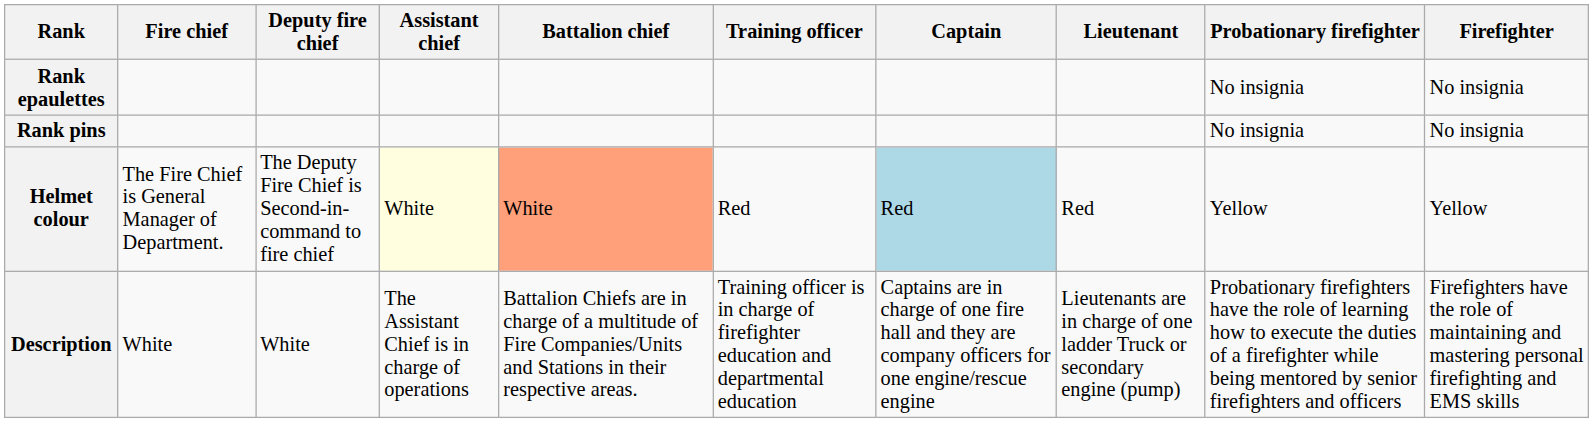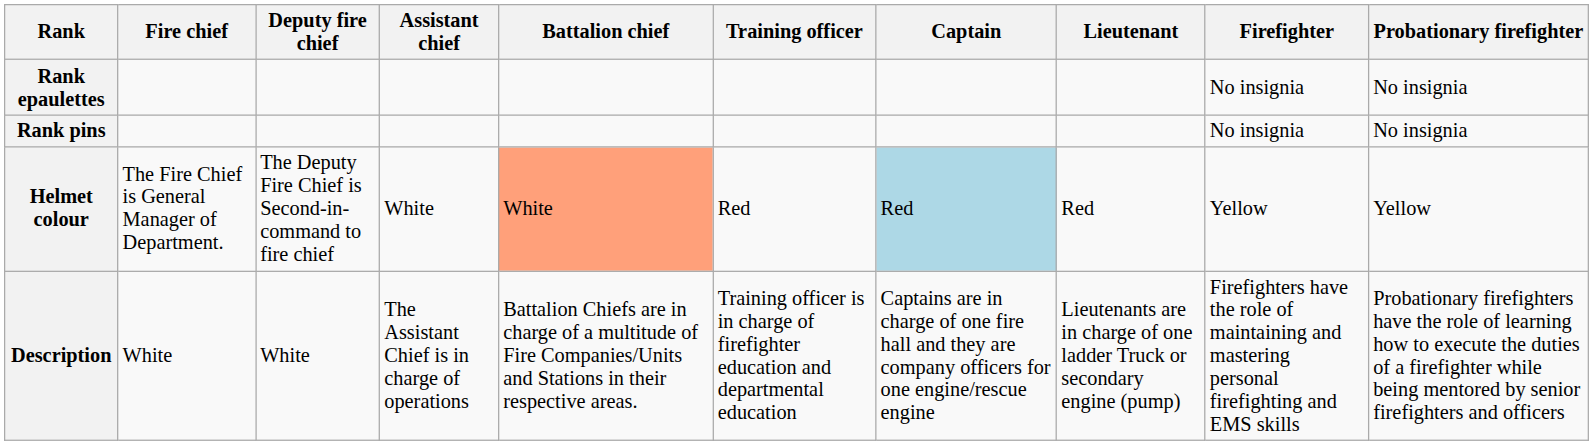columns swapped: (1507, 32) <-> (1315, 32)
(409, 208) lightyellow background -> (409, 208) no background
